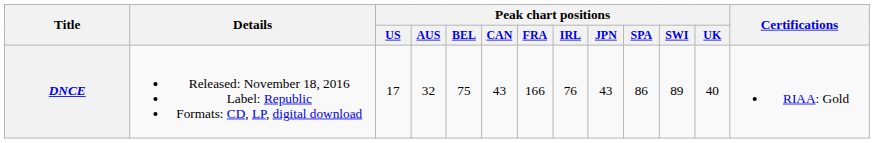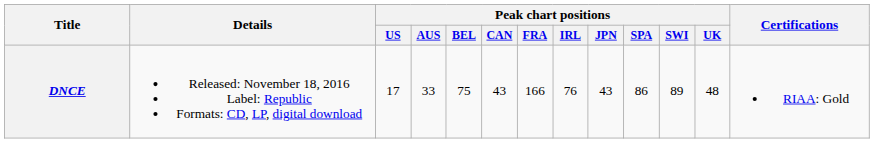(428, 91) 32 -> (428, 91) 33
(712, 91) 40 -> (712, 91) 48
